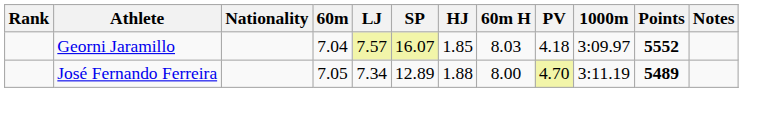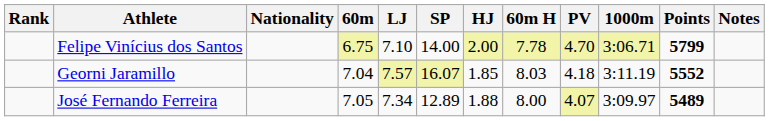+ row: (150, 45)
(604, 45) 3:09.97 -> (629, 73) 3:11.19
(554, 73) 4.70 -> (579, 101) 4.07
(604, 73) 3:11.19 -> (629, 101) 3:09.97
